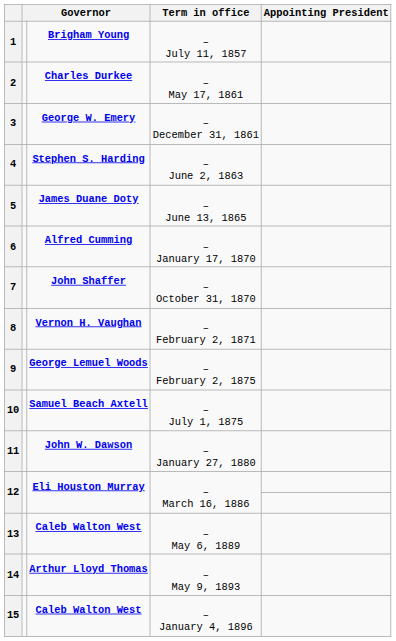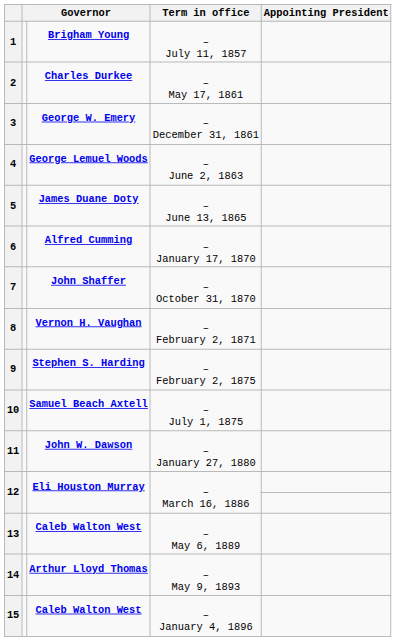(89, 159) Stephen S. Harding -> (89, 159) George Lemuel Woods
(89, 363) George Lemuel Woods -> (89, 363) Stephen S. Harding
